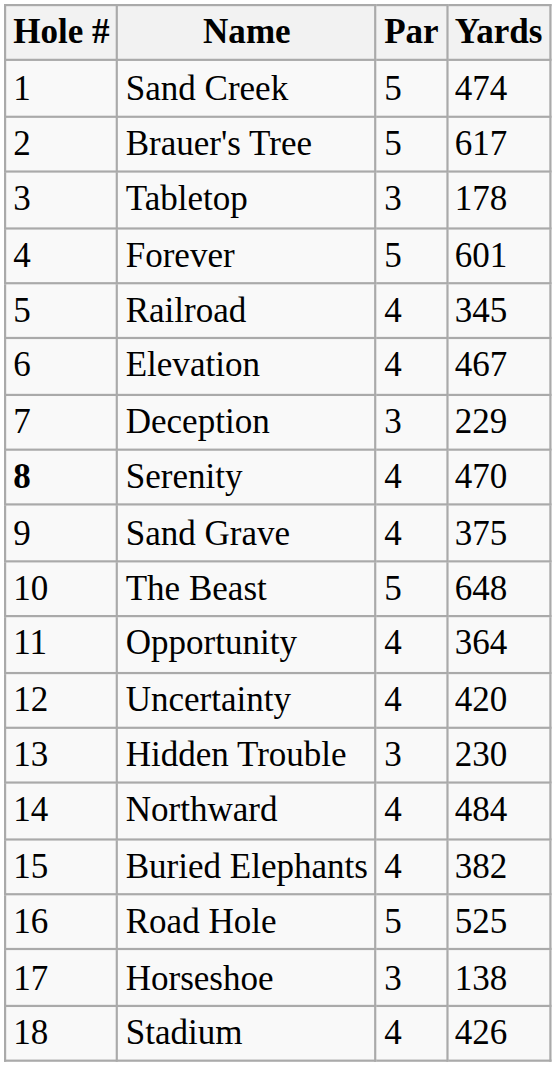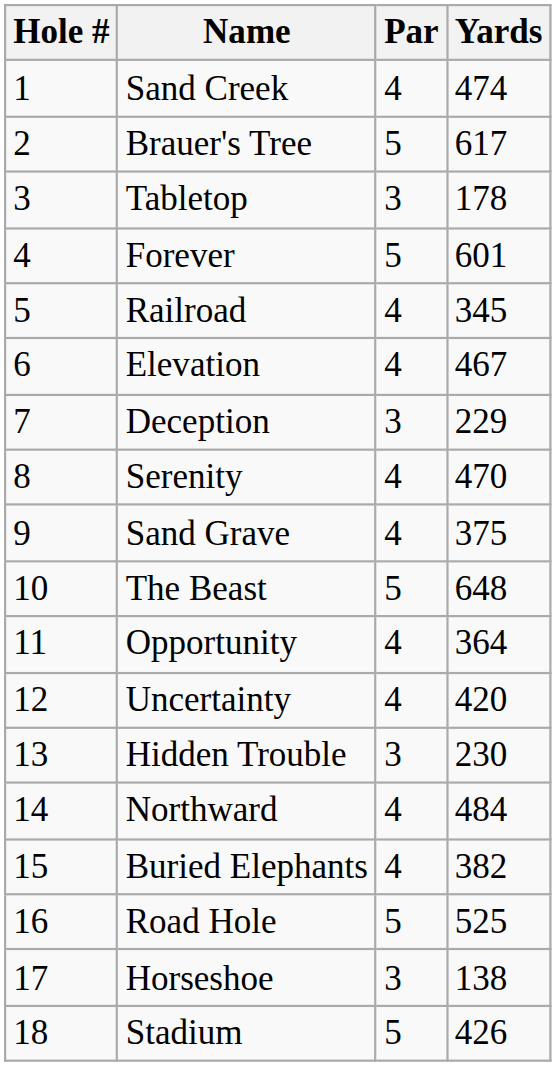(393, 87) 5 -> (393, 87) 4
(22, 476) bold -> (22, 476) normal
(393, 1032) 4 -> (393, 1032) 5
